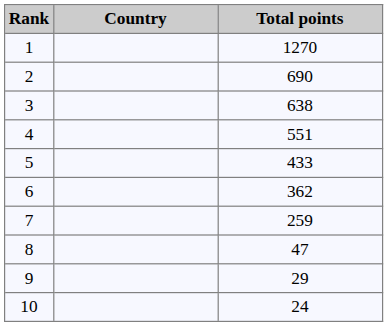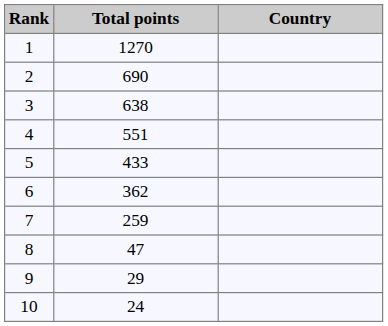columns swapped: (136, 18) <-> (300, 18)
